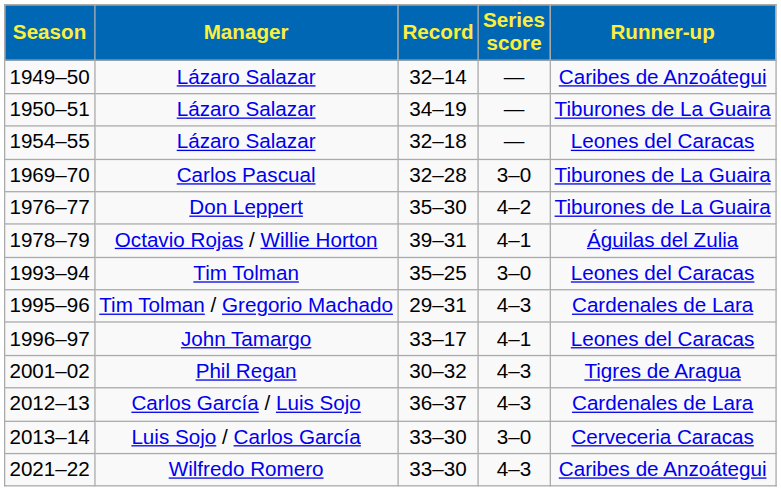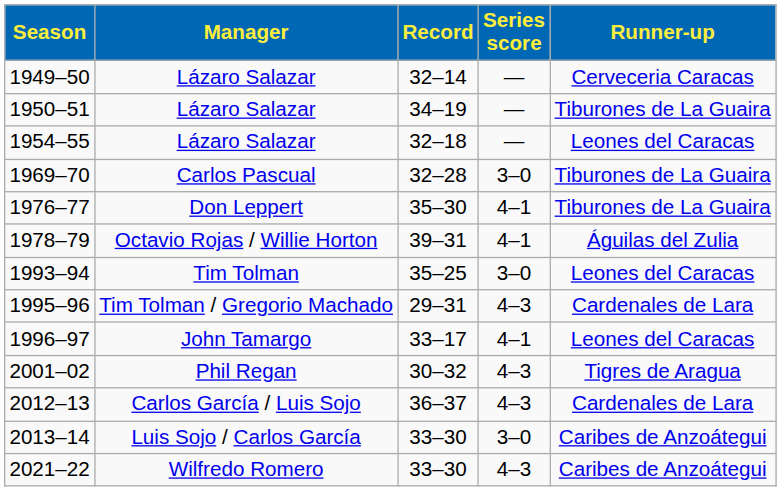(663, 76) Caribes de Anzoátegui -> (663, 76) Cerveceria Caracas
(514, 207) 4–2 -> (514, 207) 4–1
(663, 436) Cerveceria Caracas -> (663, 436) Caribes de Anzoátegui
